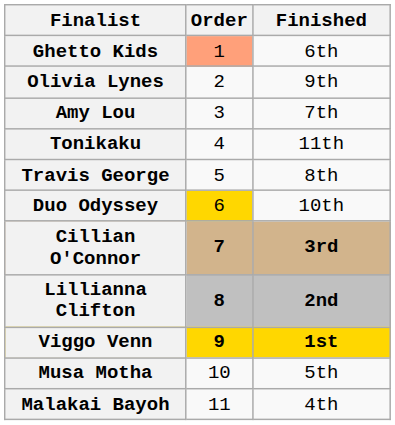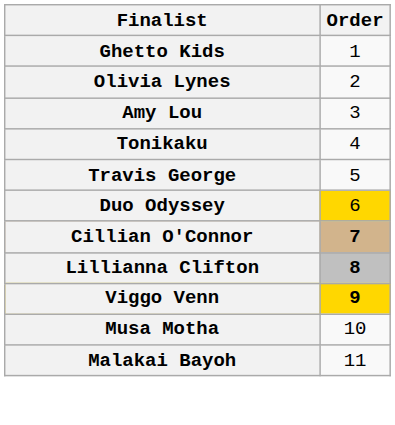- column: (321, 20)
(219, 51) lightsalmon background -> (355, 51) no background
